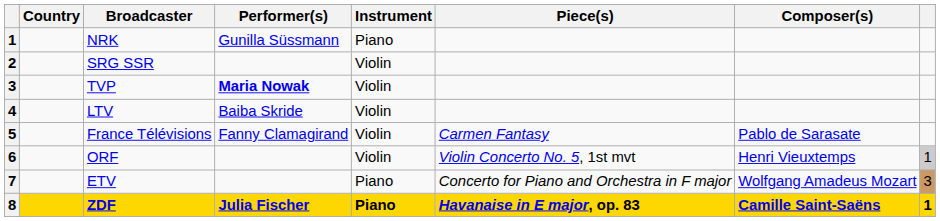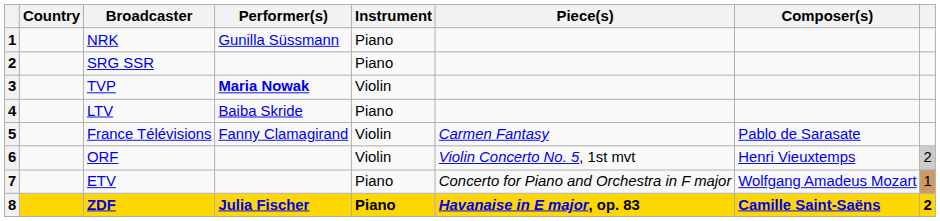(373, 63) Violin -> (374, 63) Piano
(373, 110) Violin -> (374, 110) Piano
(928, 157) 1 -> (928, 157) 2
(928, 181) 3 -> (928, 181) 1
(928, 205) 1 -> (928, 205) 2
